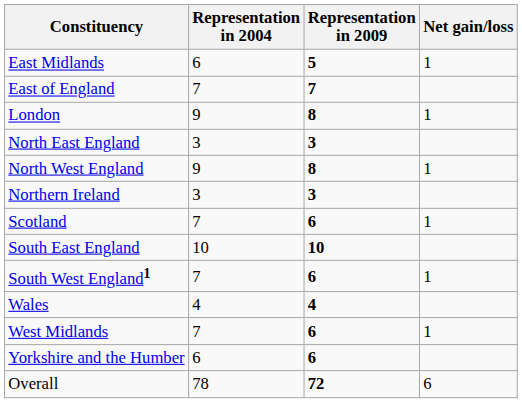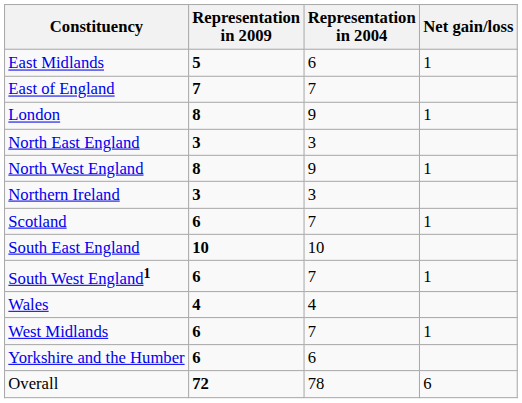columns swapped: (246, 27) <-> (362, 27)
